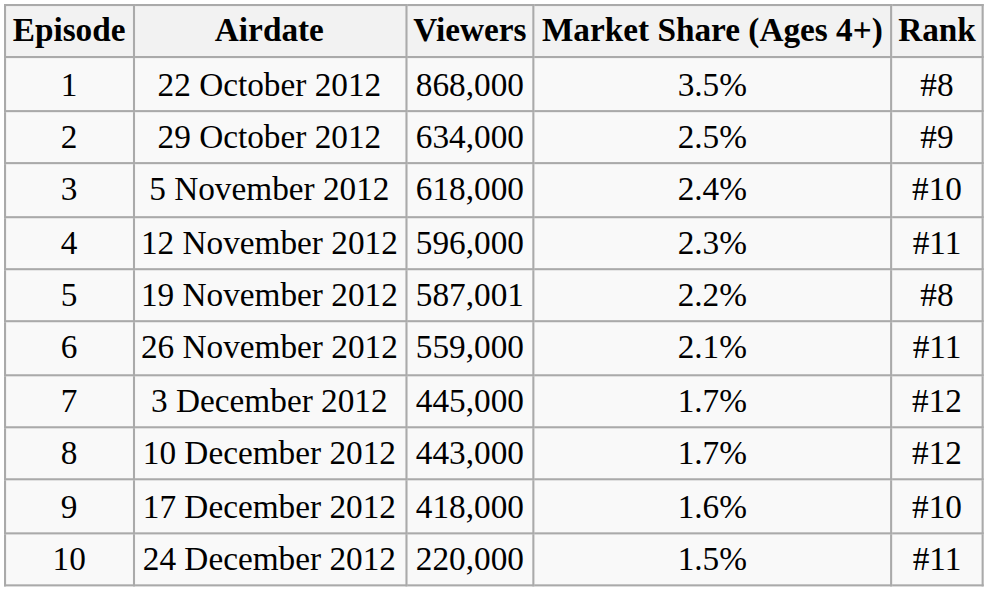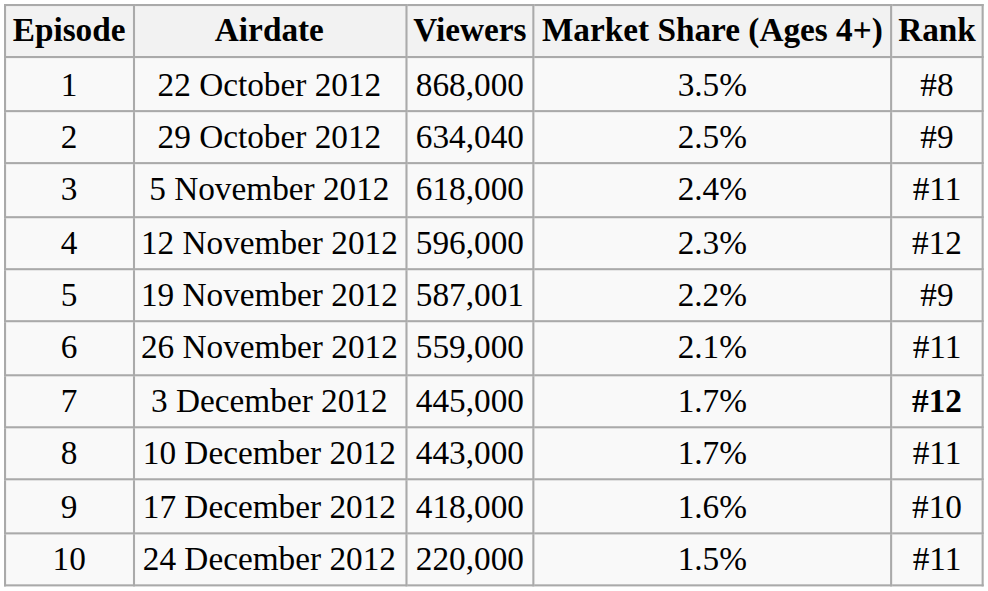(470, 136) 634,000 -> (470, 136) 634,040
(937, 189) #10 -> (937, 189) #11
(937, 242) #11 -> (937, 242) #12
(937, 294) #8 -> (937, 294) #9
(937, 400) normal -> (937, 400) bold
(937, 453) #12 -> (937, 453) #11
